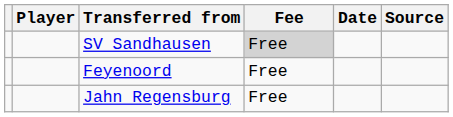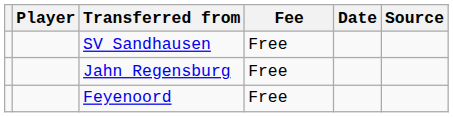(268, 45) lightgrey background -> (268, 45) no background
rows swapped: (157, 98) <-> (127, 71)
